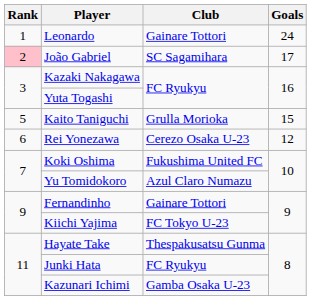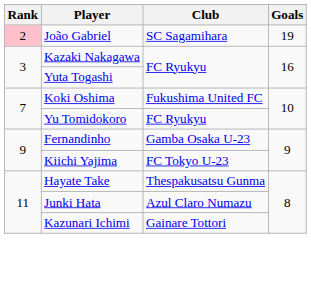- row: (69, 35)
(287, 56) 17 -> (287, 35) 19
- row: (86, 118)
- row: (82, 139)
(199, 181) Azul Claro Numazu -> (176, 118) FC Ryukyu
(186, 202) Gainare Tottori -> (198, 139) Gamba Osaka U-23
(176, 264) FC Ryukyu -> (199, 202) Azul Claro Numazu
(198, 285) Gamba Osaka U-23 -> (186, 222) Gainare Tottori
